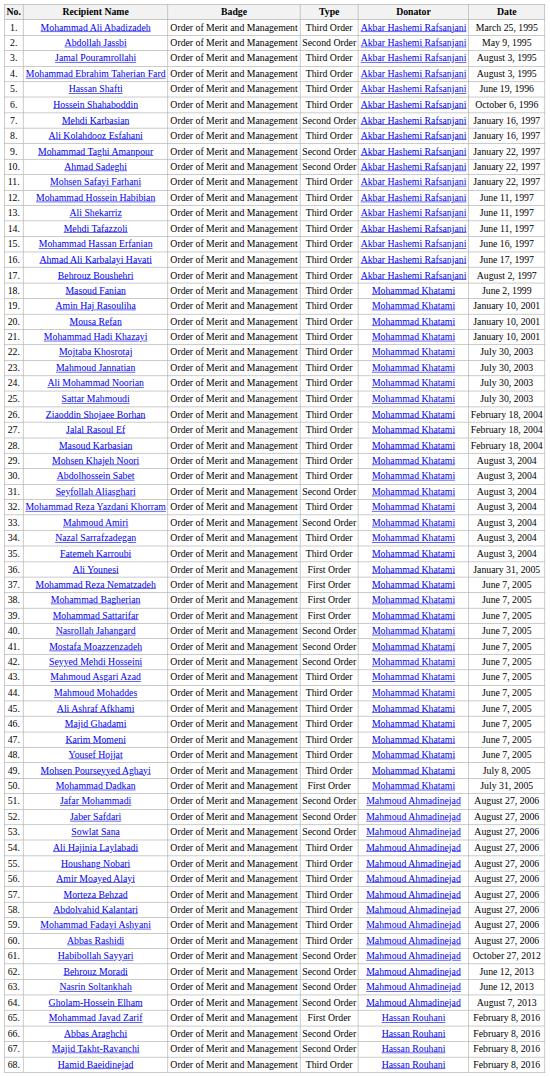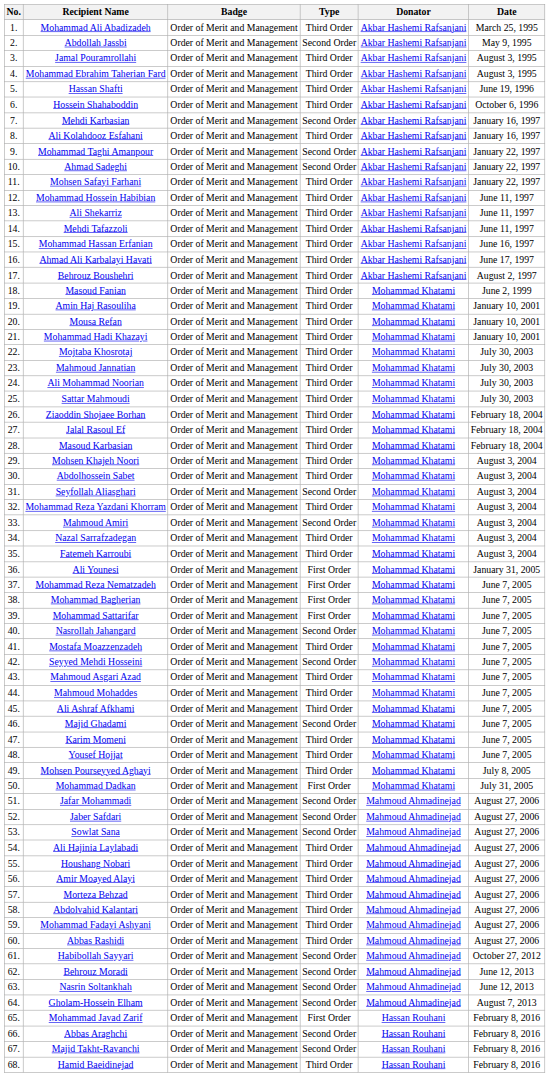(329, 646) Second Order -> (329, 646) Third Order
(329, 724) Third Order -> (329, 724) Second Order
